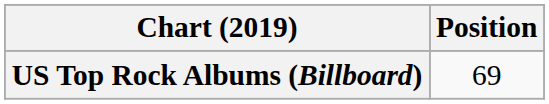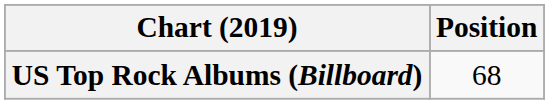(487, 74) 69 -> (487, 74) 68
